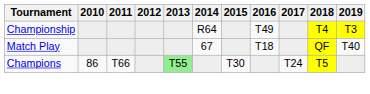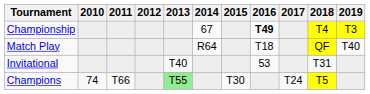(207, 30) R64 -> (207, 30) 67
(264, 30) normal -> (264, 30) bold
(207, 47) 67 -> (207, 47) R64
+ row: (32, 64)
(92, 64) 86 -> (92, 81) 74
